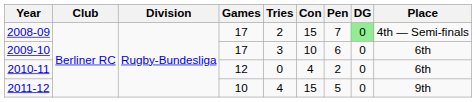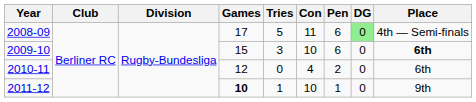(280, 32) 2 -> (280, 32) 5
(310, 32) 15 -> (310, 32) 11
(338, 32) 7 -> (338, 32) 6
(241, 50) 17 -> (241, 50) 15
(423, 50) normal -> (423, 50) bold
(241, 87) normal -> (241, 87) bold
(280, 87) 4 -> (280, 87) 1
(310, 87) 15 -> (310, 87) 10
(338, 87) 5 -> (338, 87) 1
